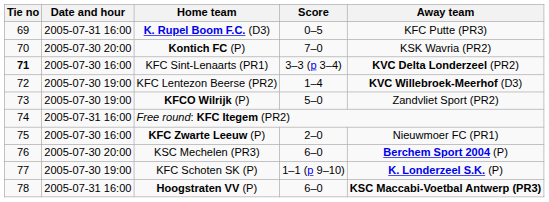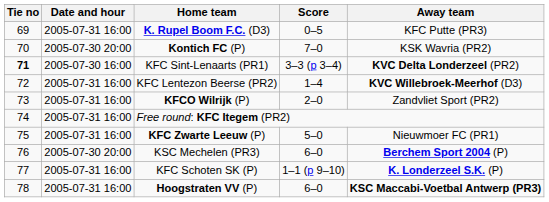(88, 83) 2005-07-30 19:00 -> (88, 83) 2005-07-31 16:00
(88, 100) 2005-07-30 19:00 -> (88, 100) 2005-07-31 16:00
(313, 100) 5–0 -> (313, 100) 2–0
(88, 135) 2005-07-30 16:00 -> (88, 135) 2005-07-31 16:00
(313, 135) 2–0 -> (313, 135) 5–0
(88, 170) 2005-07-30 19:00 -> (88, 170) 2005-07-31 16:00
